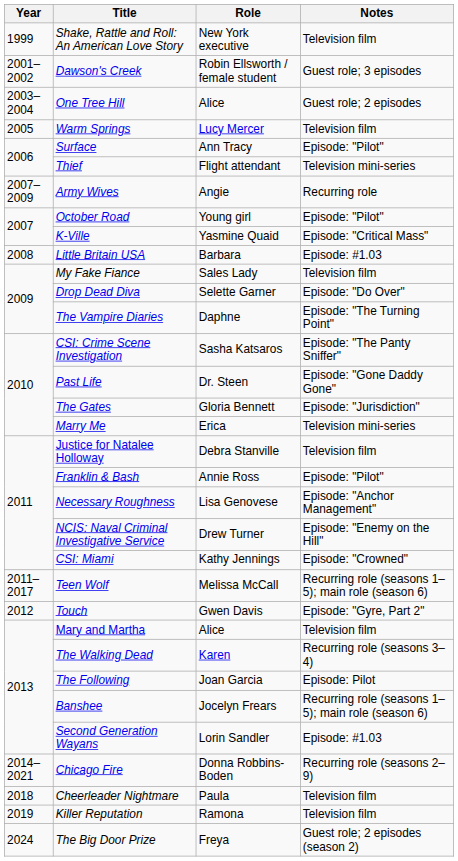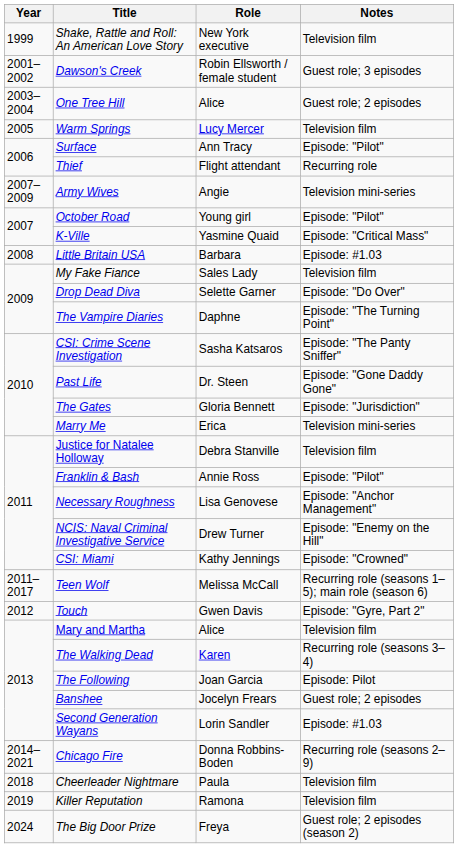(359, 166) Television mini-series -> (340, 166) Recurring role
(340, 191) Recurring role -> (359, 191) Television mini-series
(374, 706) Recurring role (seasons 1–5); main role (season 6) -> (362, 699) Guest role; 2 episodes
